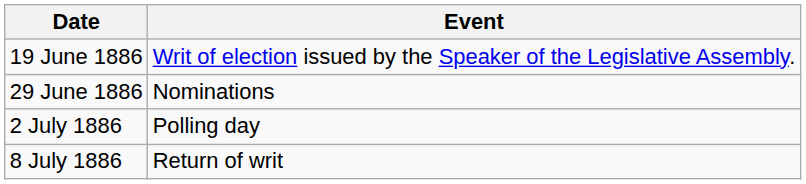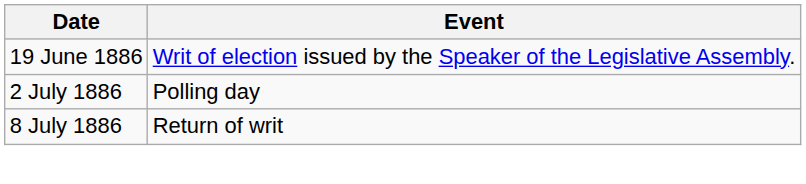- row: (76, 91)
